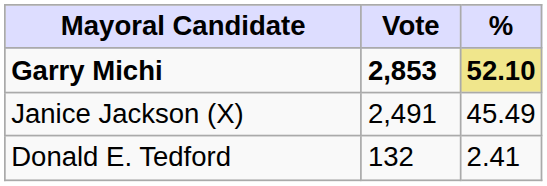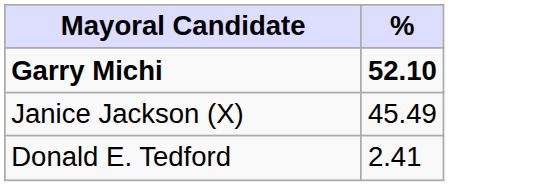- column: (411, 26)
(501, 69) khaki background -> (402, 69) no background
